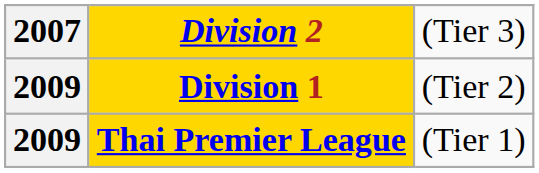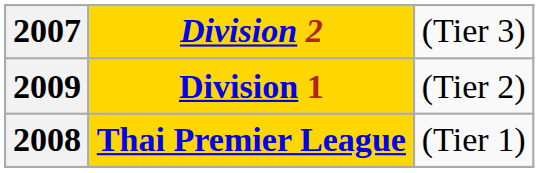(47, 139) 2009 -> (47, 139) 2008
